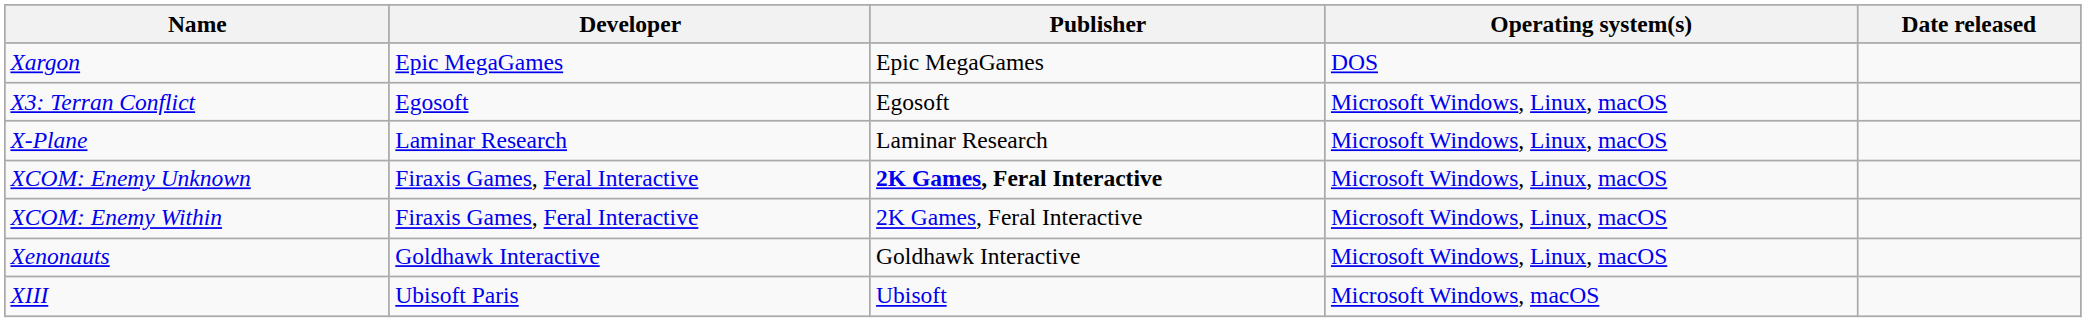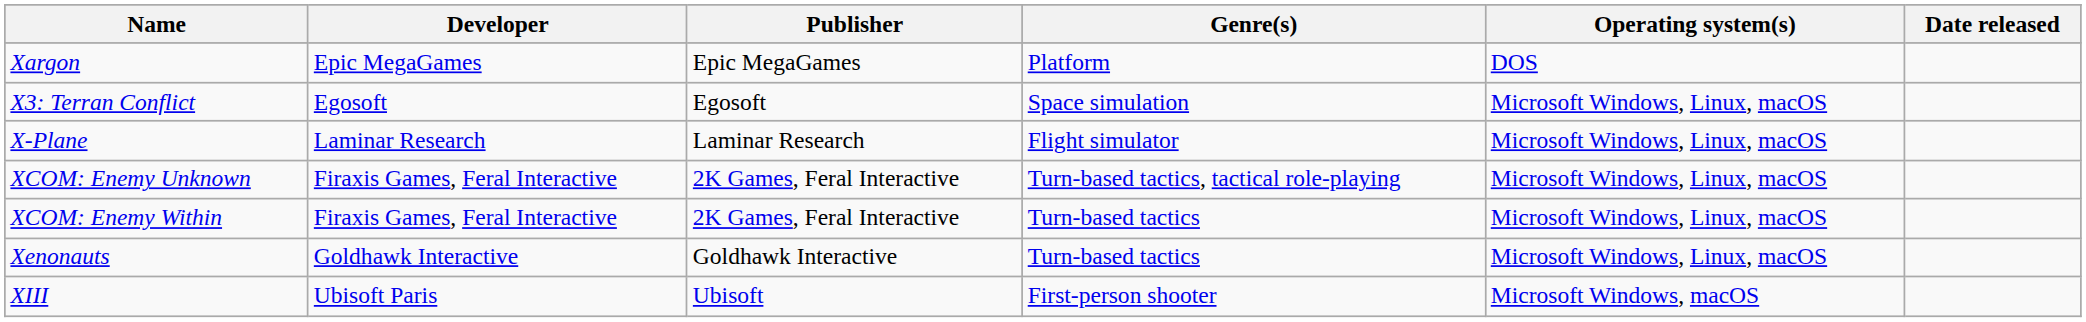+ column: (1254, 23)
(1019, 178) bold -> (826, 178) normal
